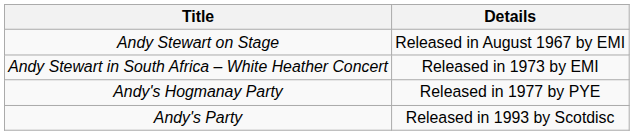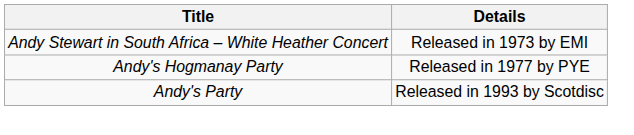- row: (198, 42)
